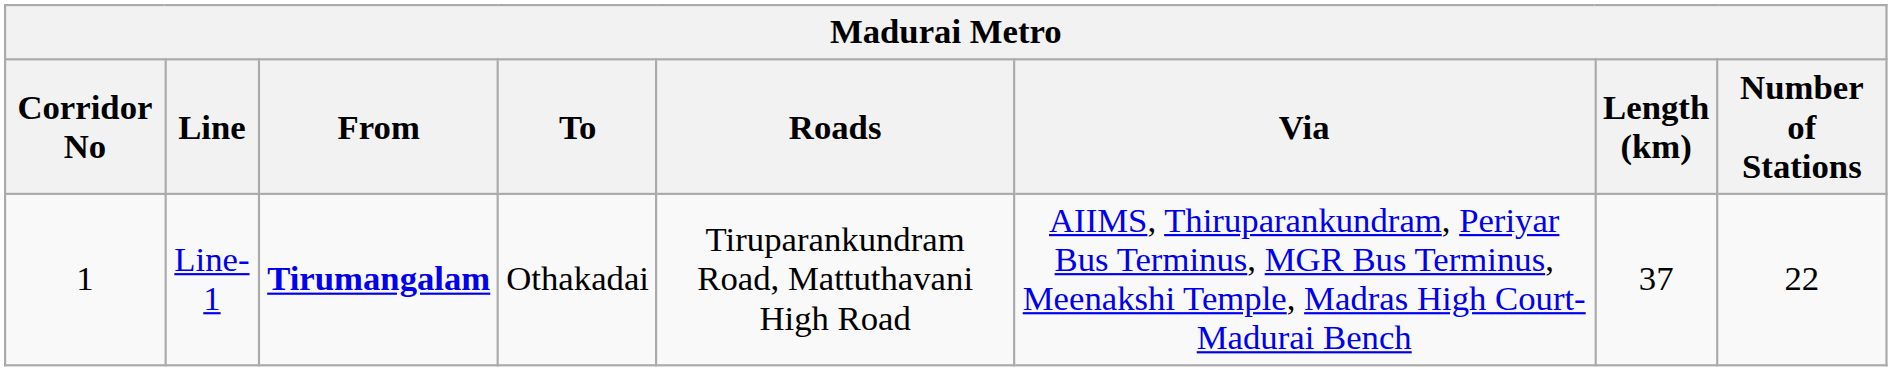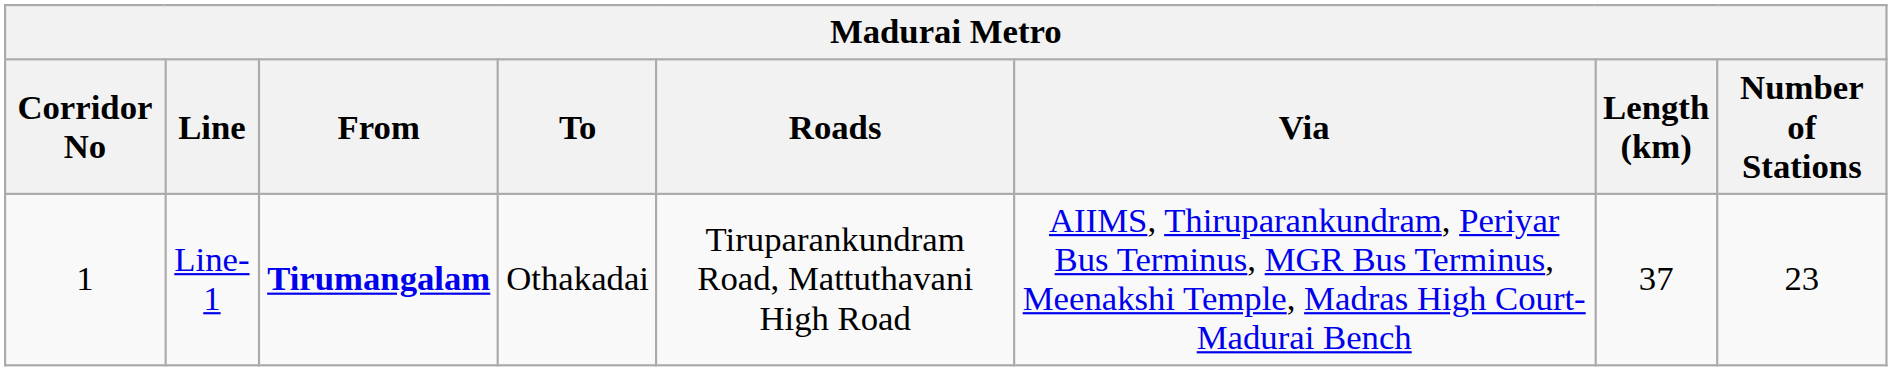(1802, 278) 22 -> (1802, 278) 23
